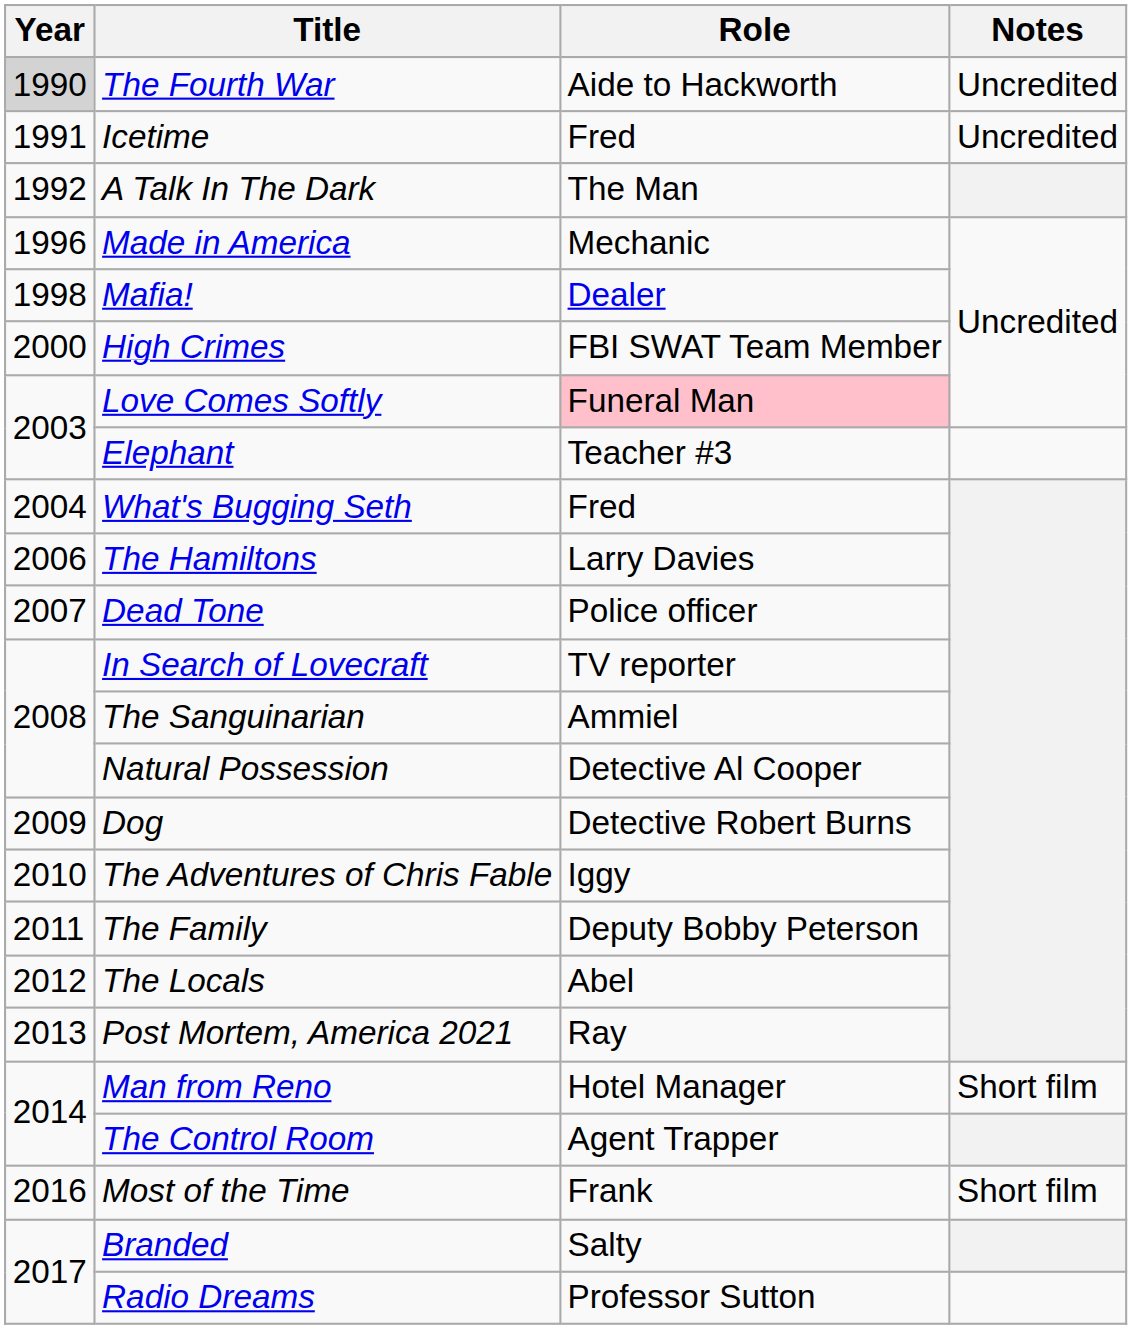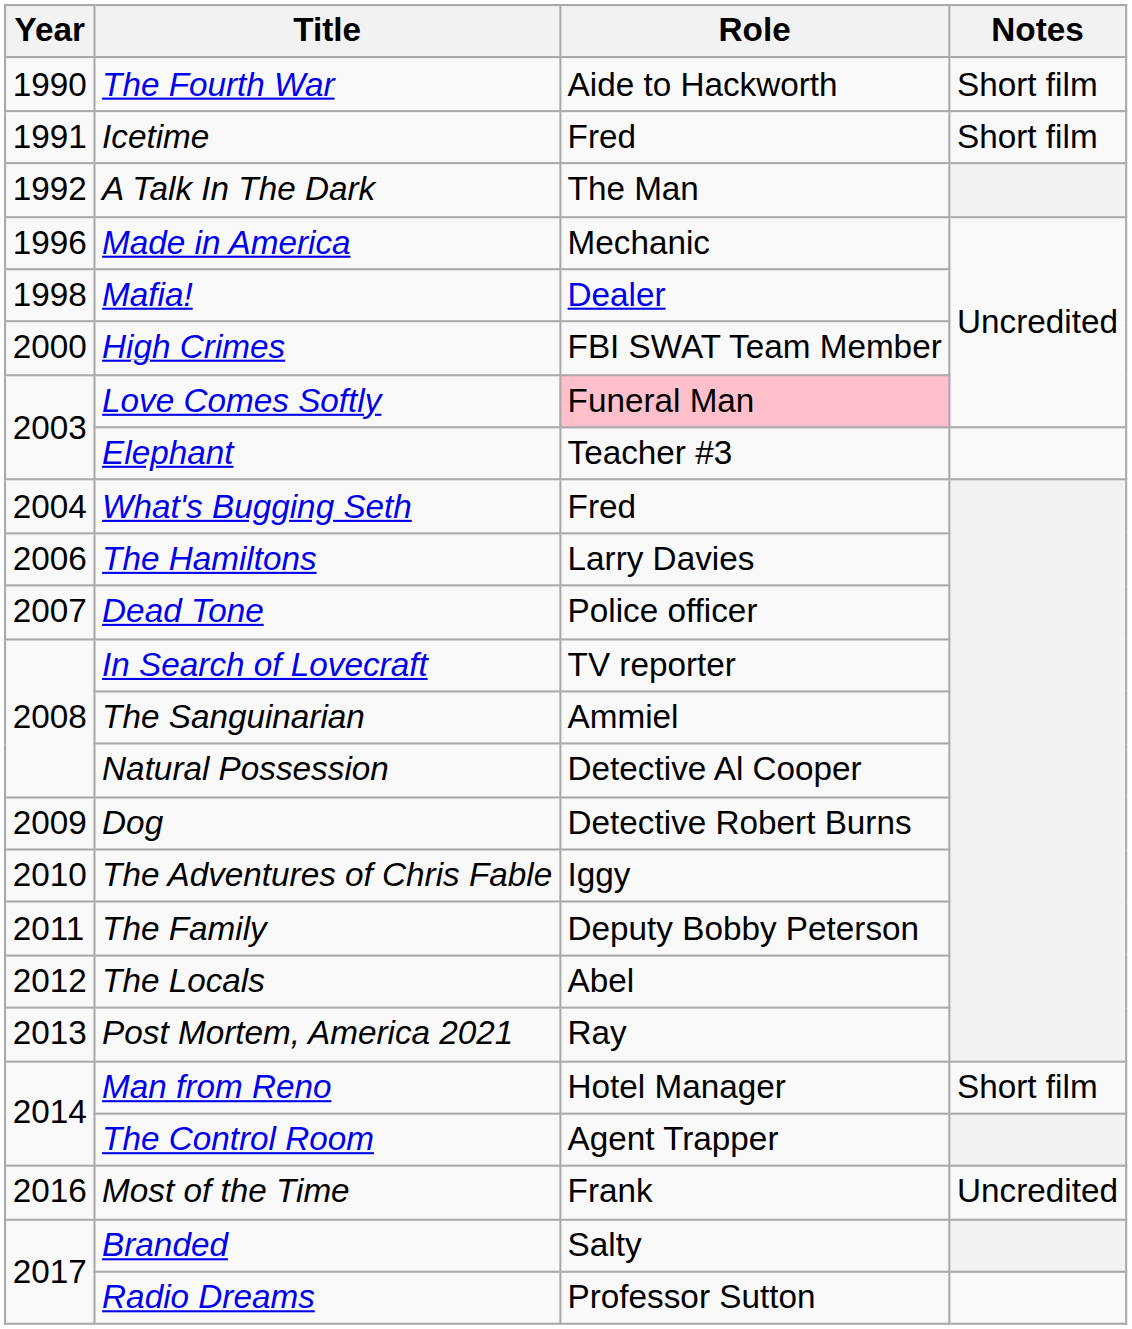(50, 83) lightgrey background -> (50, 83) no background
(1038, 83) Uncredited -> (1027, 83) Short film
(1038, 136) Uncredited -> (1027, 136) Short film
(1027, 1192) Short film -> (1038, 1192) Uncredited
